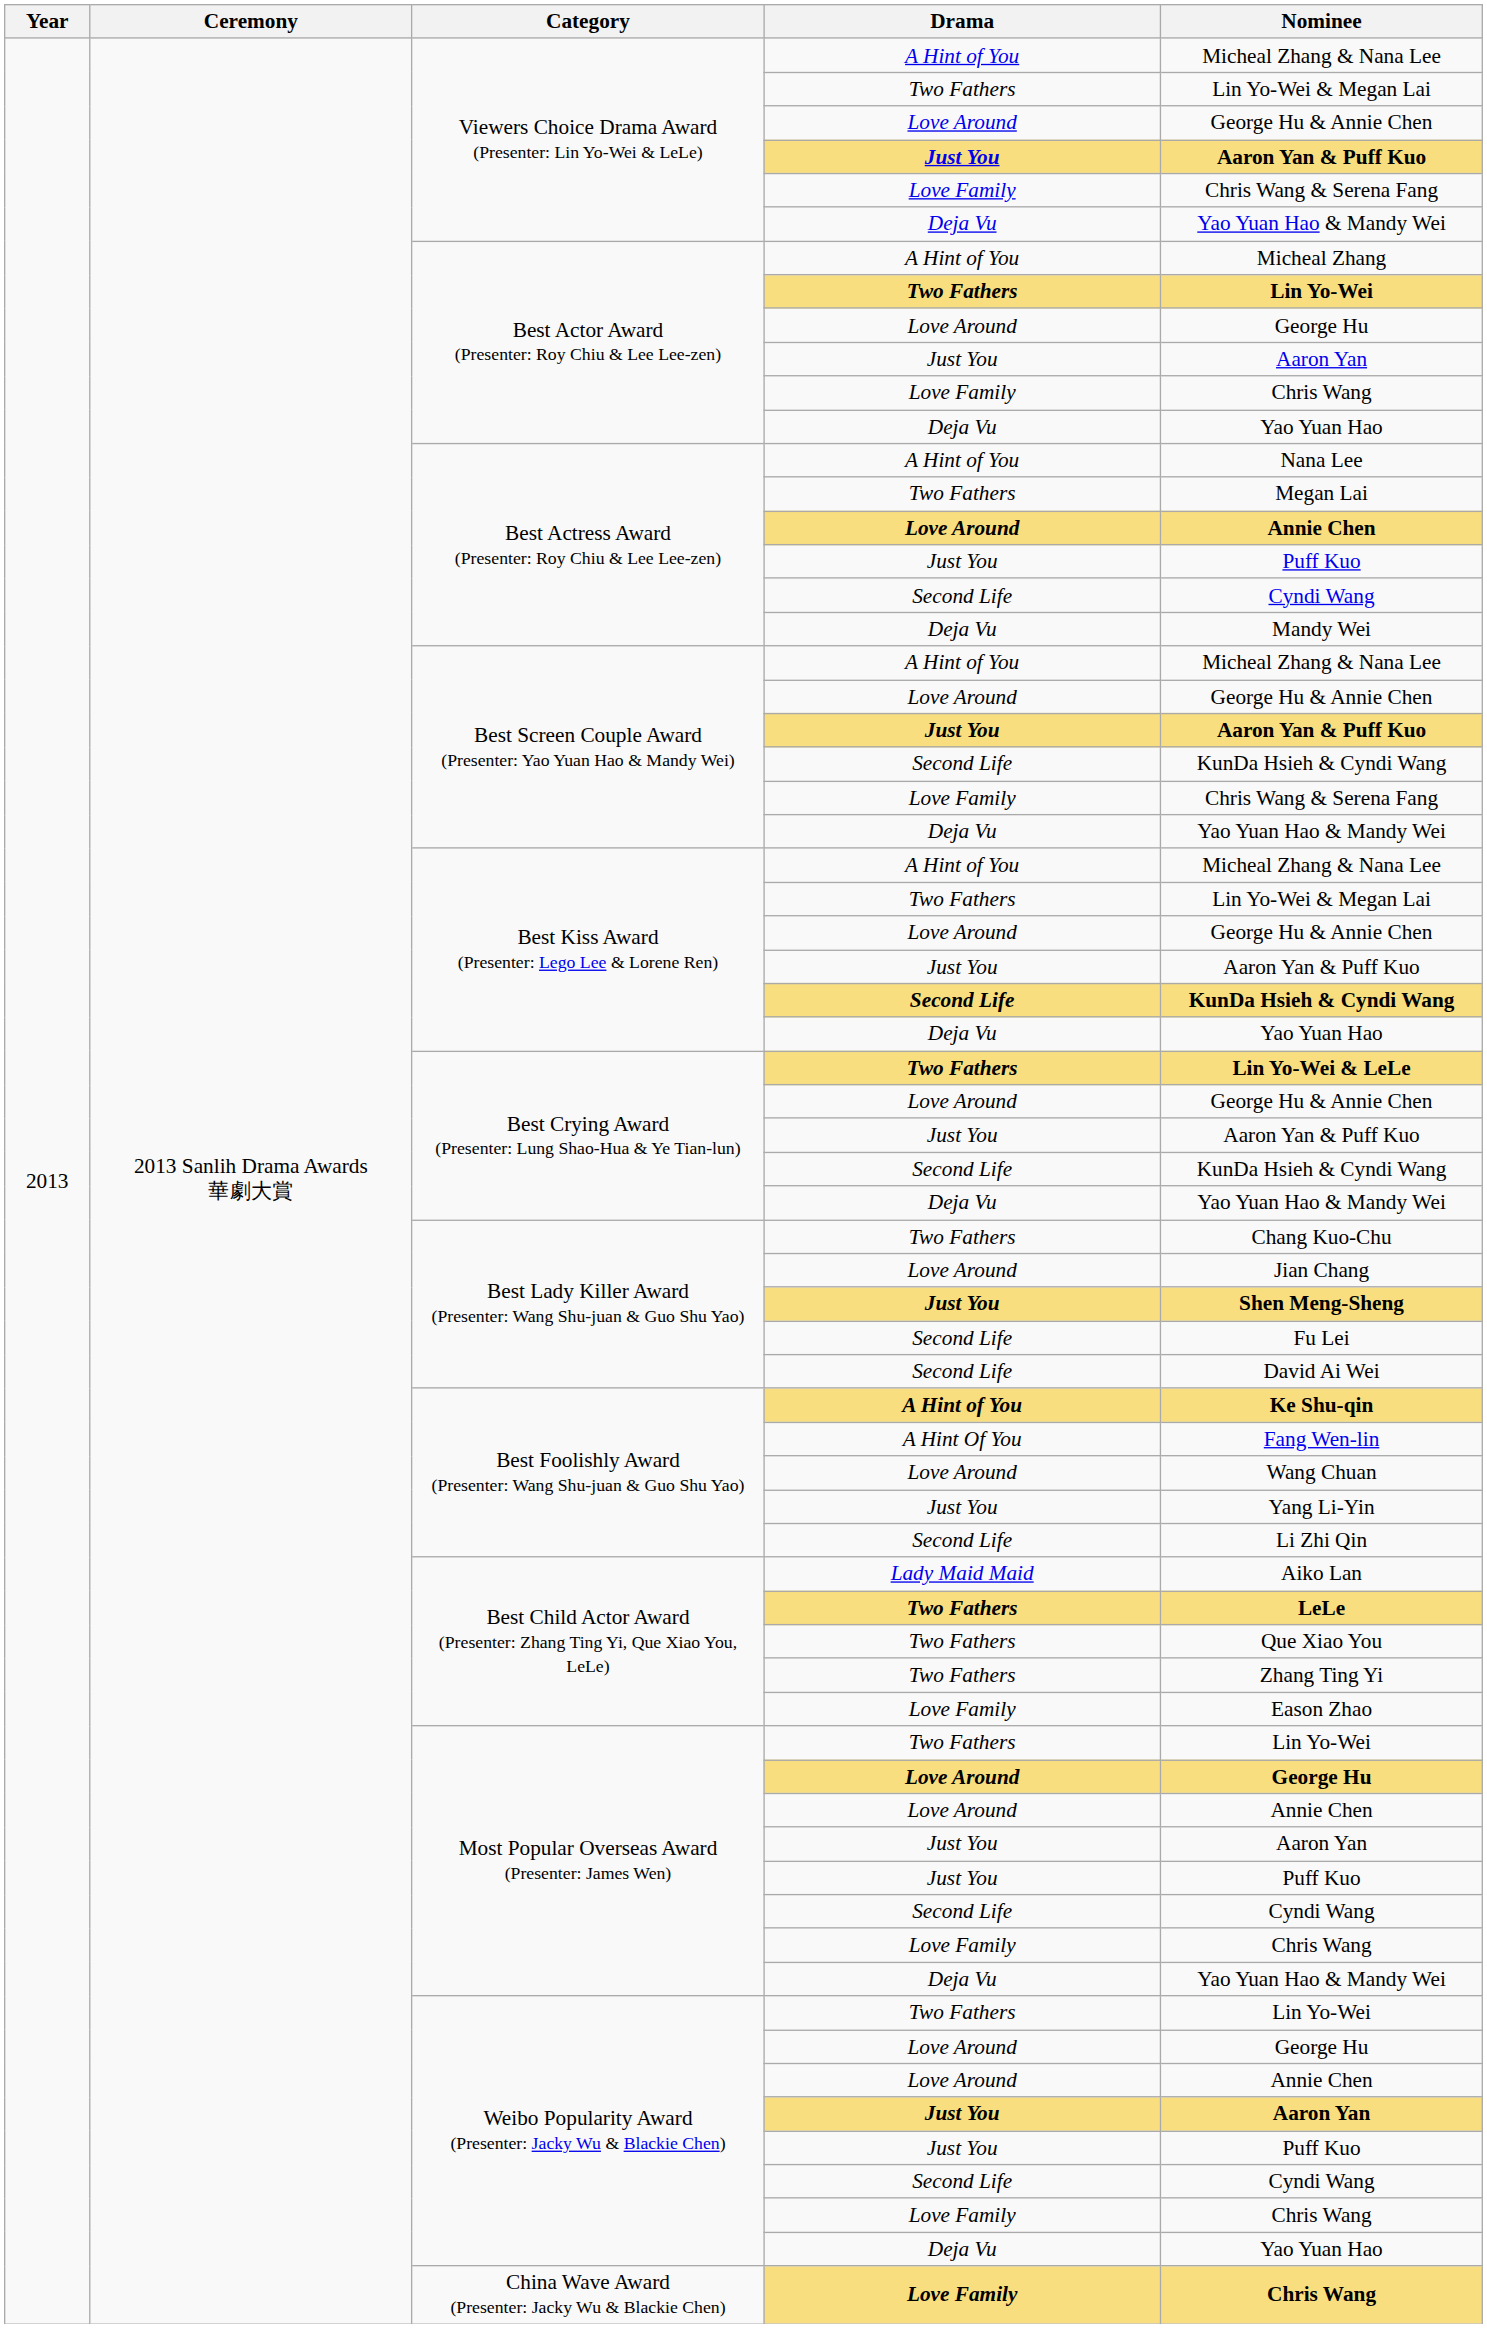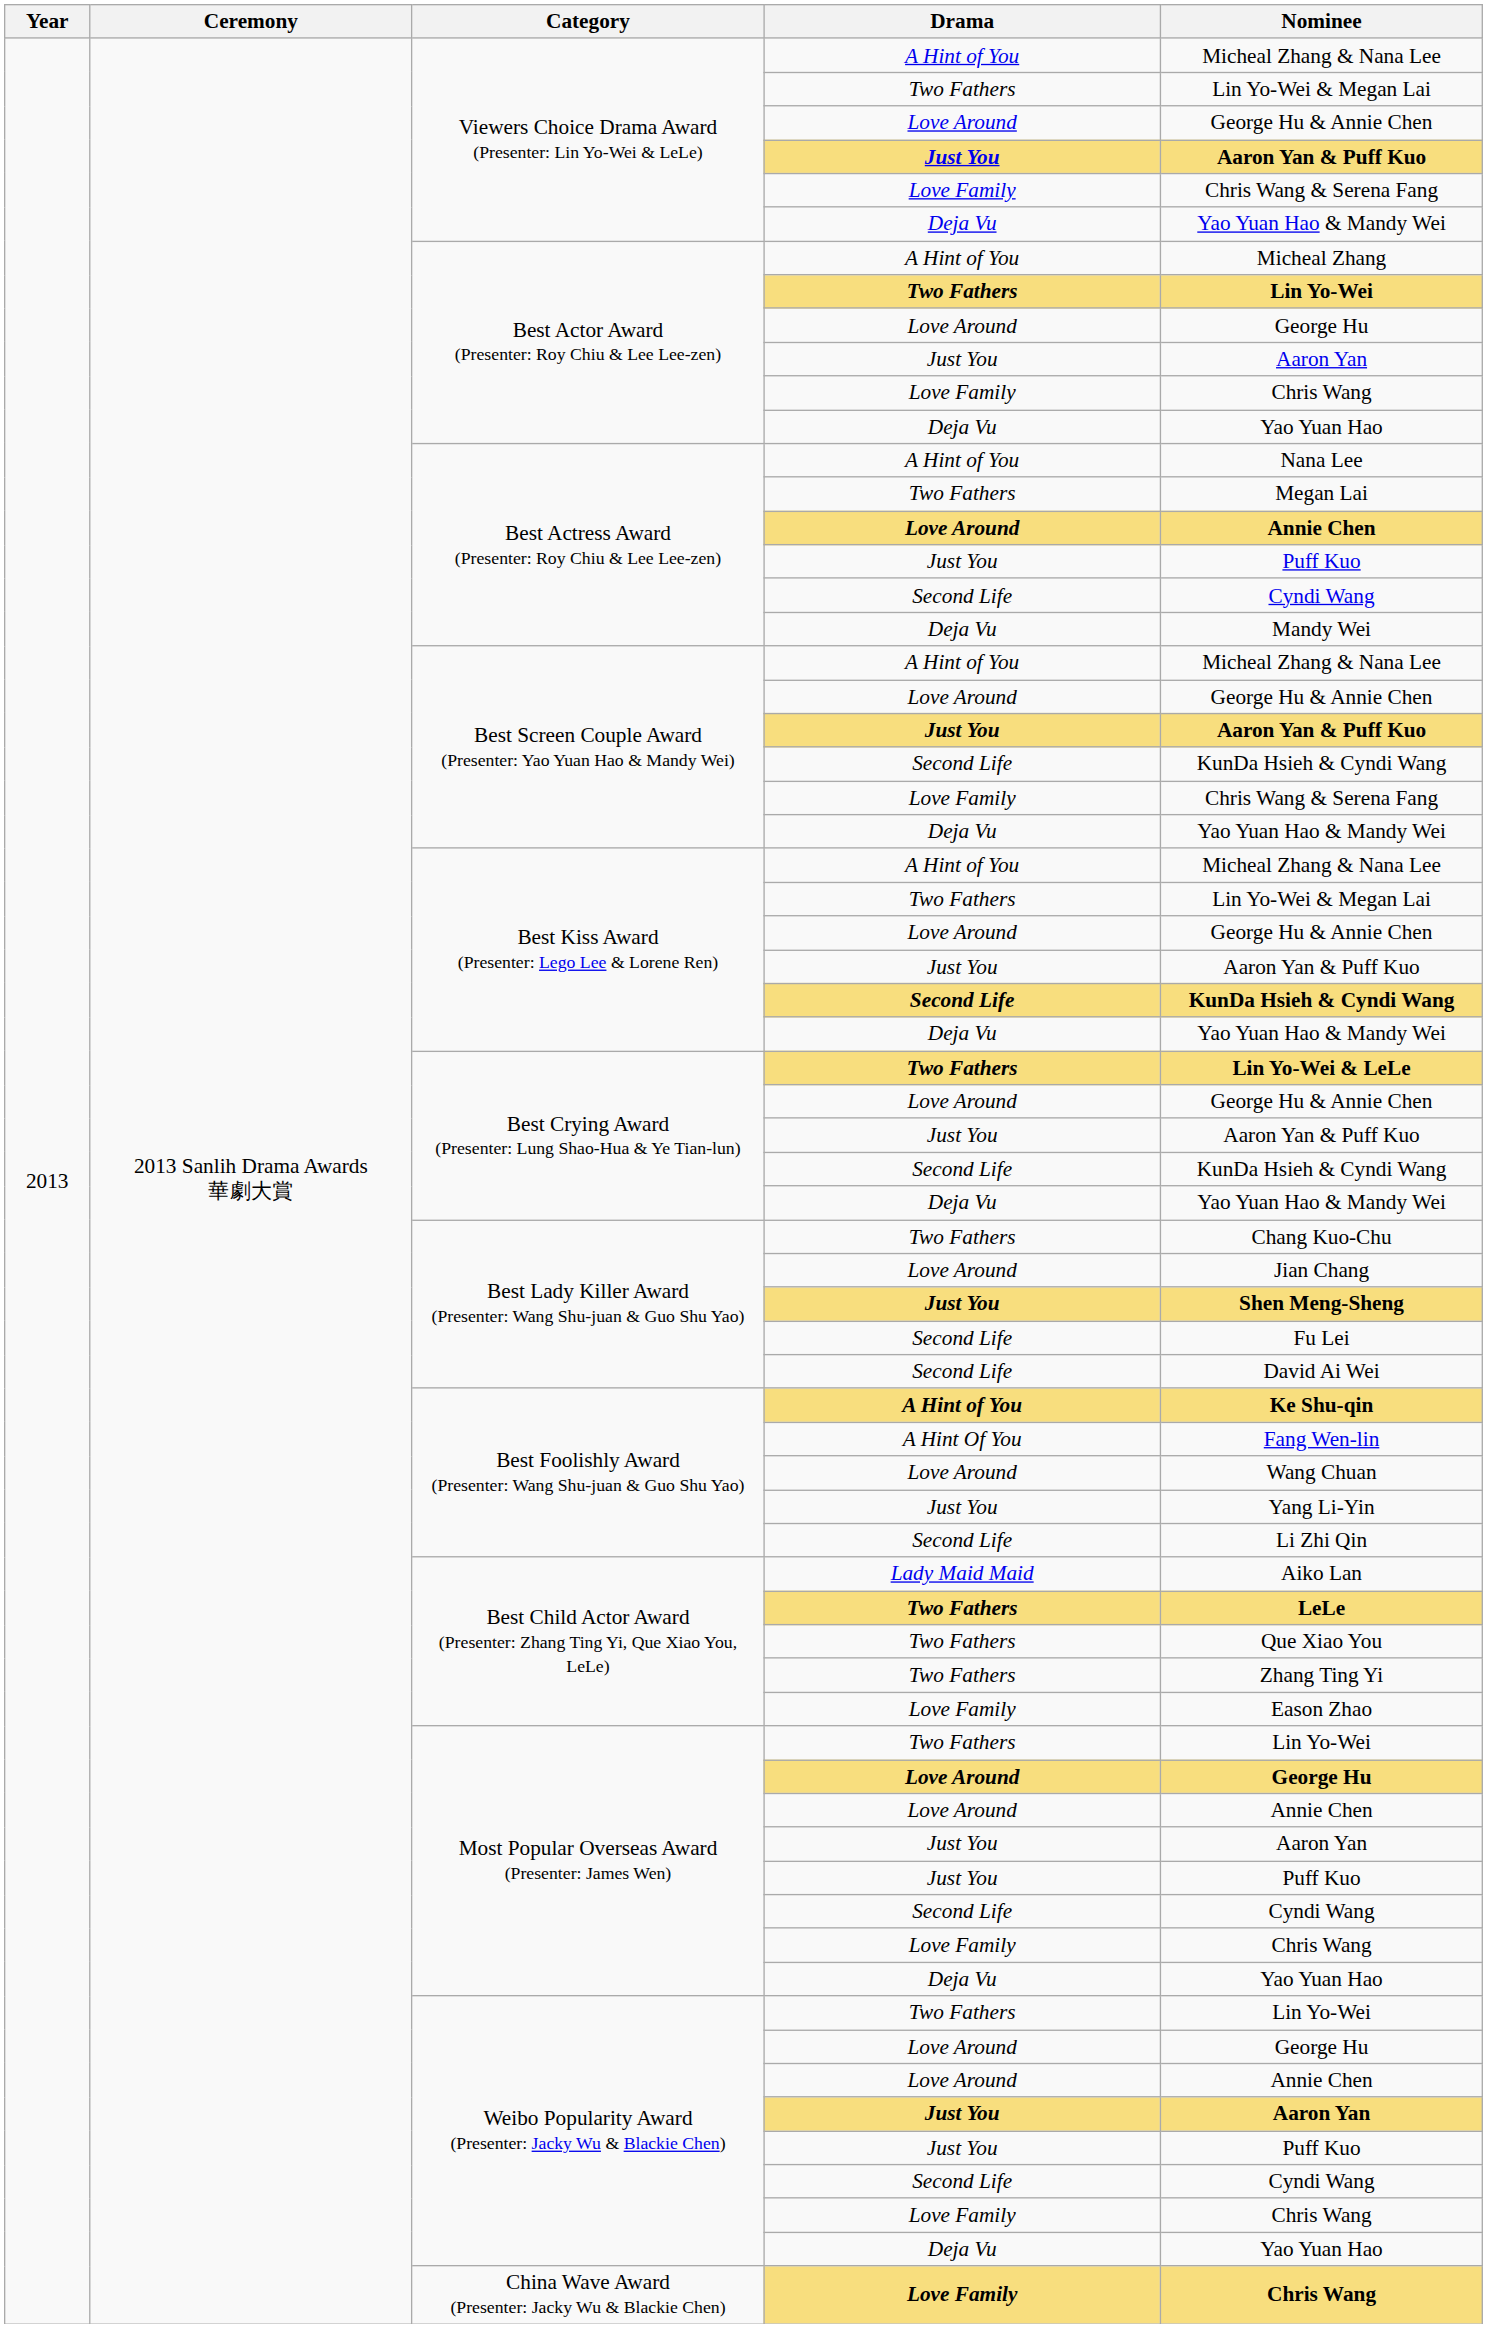(1322, 1033) Yao Yuan Hao -> (1322, 1033) Yao Yuan Hao & Mandy Wei
(1322, 1978) Yao Yuan Hao & Mandy Wei -> (1322, 1978) Yao Yuan Hao
